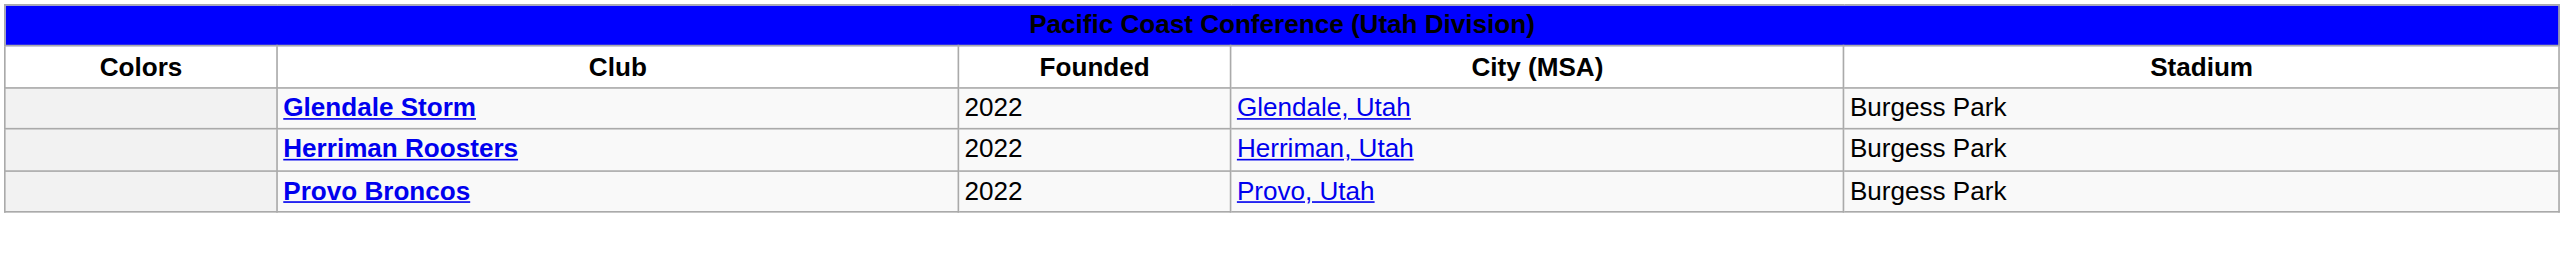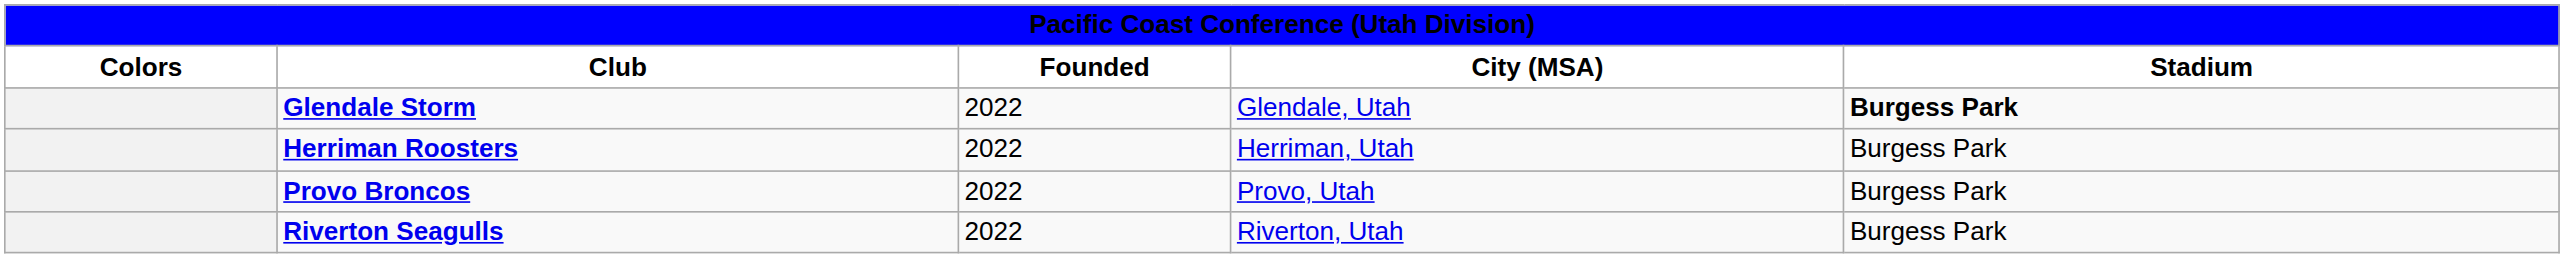(1928, 107) normal -> (1934, 107) bold
+ row: (393, 231)
